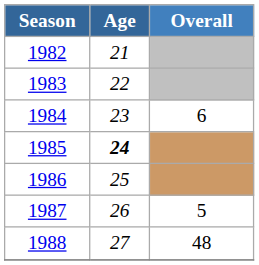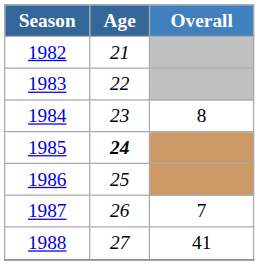(202, 116) 6 -> (202, 116) 8
(202, 211) 5 -> (202, 211) 7
(202, 243) 48 -> (202, 243) 41
